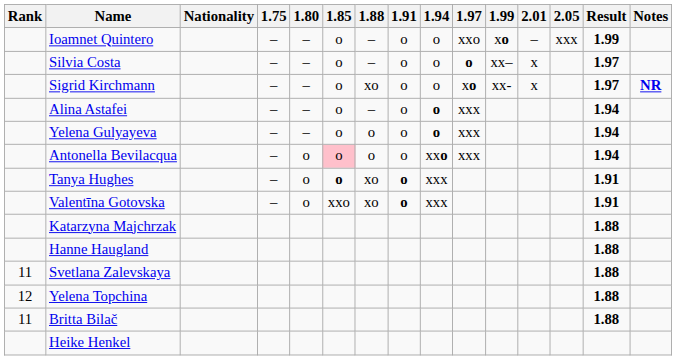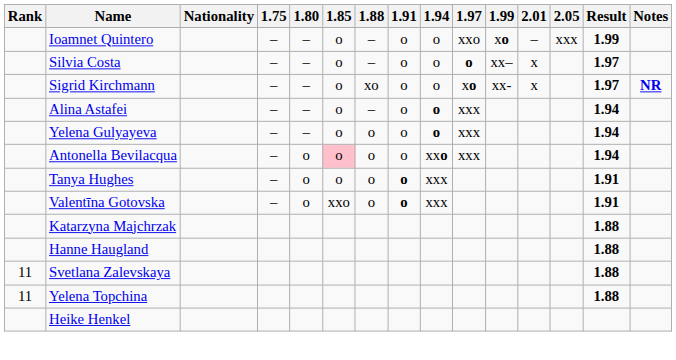(339, 179) bold -> (339, 179) normal
(371, 179) xo -> (371, 179) o
(371, 202) xo -> (371, 202) o
(25, 296) 12 -> (25, 296) 11
- row: (83, 319)
